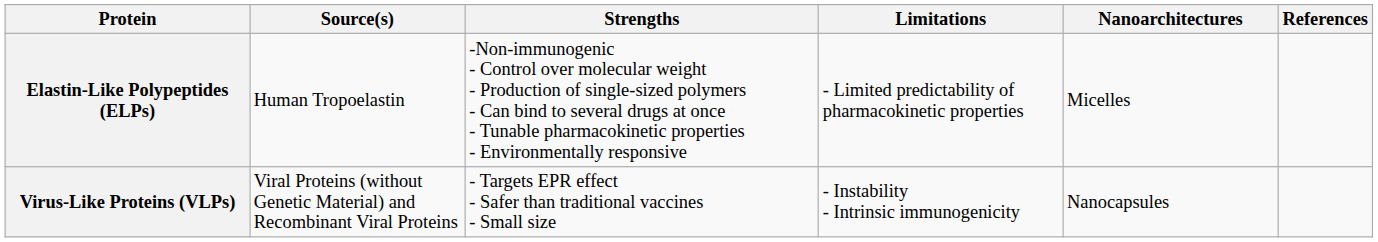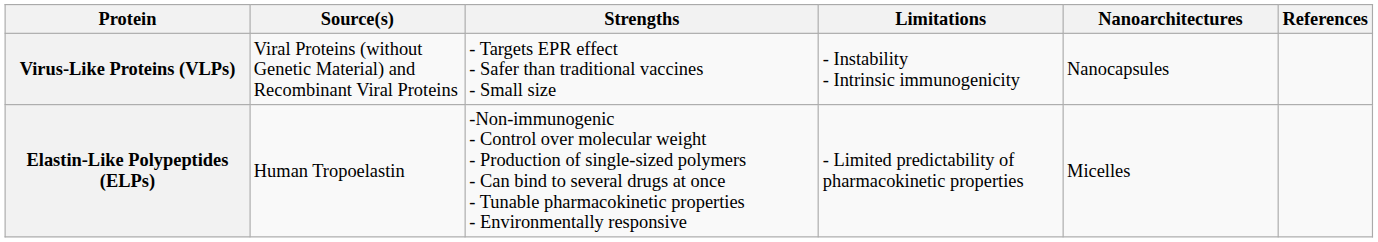rows swapped: (127, 100) <-> (127, 201)
